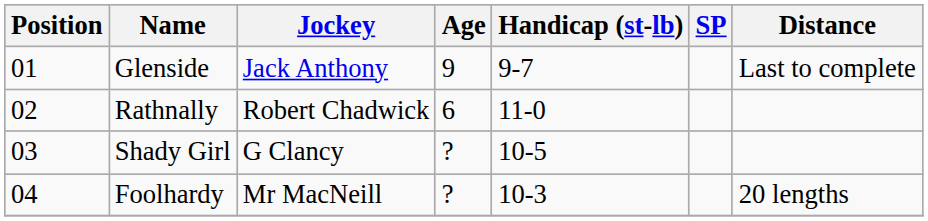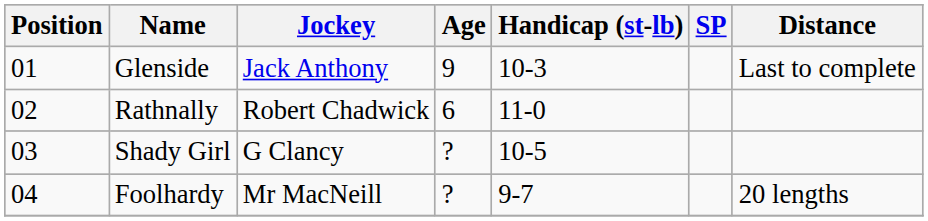(516, 67) 9-7 -> (522, 67) 10-3
(522, 194) 10-3 -> (516, 194) 9-7
